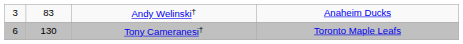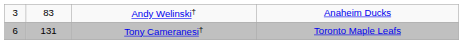(49, 31) 130 -> (49, 31) 131
